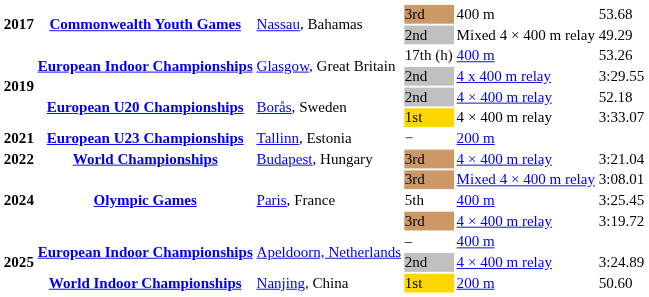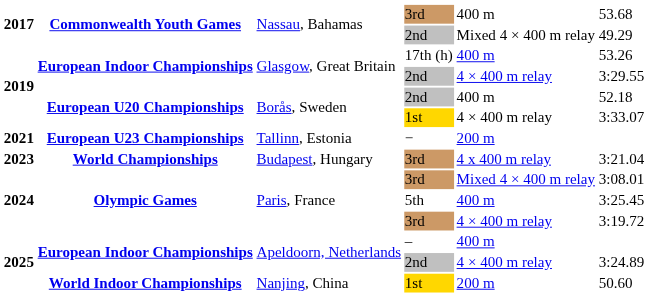(504, 76) 4 x 400 m relay -> (504, 76) 4 × 400 m relay
(504, 97) 4 × 400 m relay -> (476, 97) 400 m
(19, 159) 2022 -> (19, 159) 2023
(504, 159) 4 × 400 m relay -> (504, 159) 4 x 400 m relay
